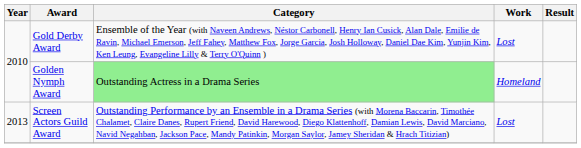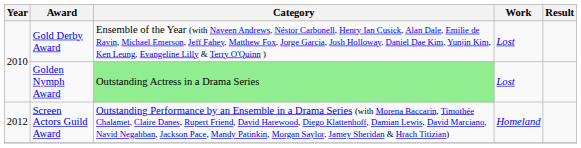(518, 82) Homeland -> (506, 82) Lost
(17, 122) 2013 -> (17, 122) 2012
(506, 122) Lost -> (518, 122) Homeland
